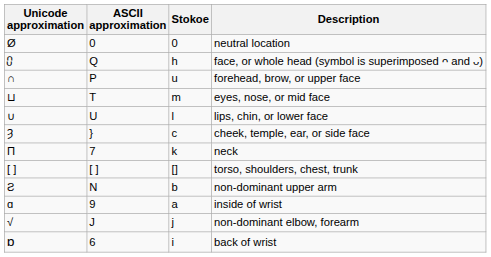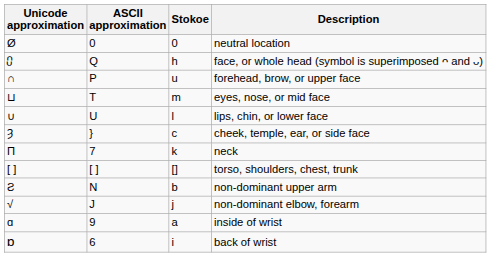rows swapped: (287, 222) <-> (248, 205)
